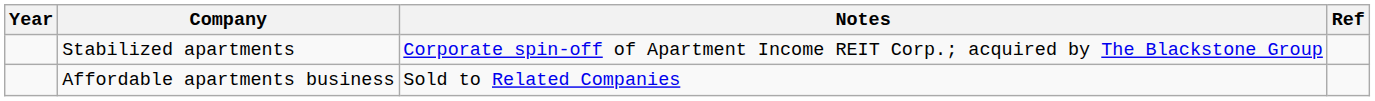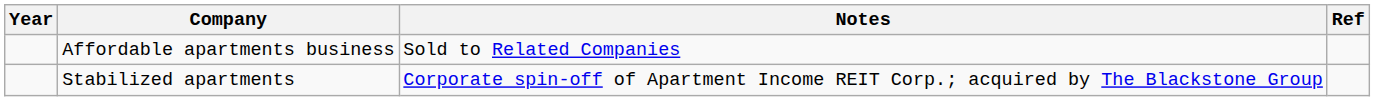rows swapped: (228, 80) <-> (179, 50)
